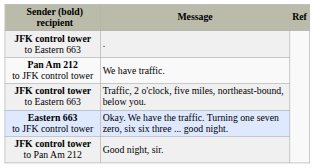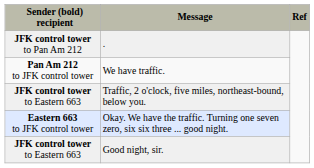(53, 44) JFK control tower to Eastern 663 -> (53, 44) JFK control tower to Pan Am 212
(53, 150) JFK control tower to Pan Am 212 -> (53, 150) JFK control tower to Eastern 663
